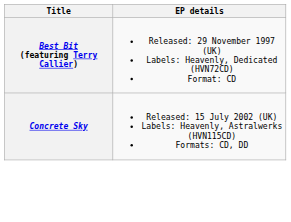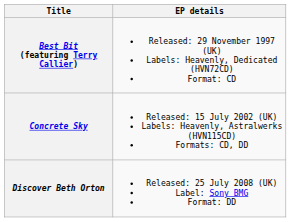+ row: (59, 188)
